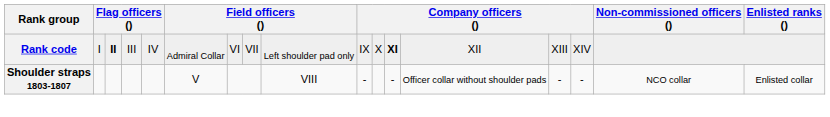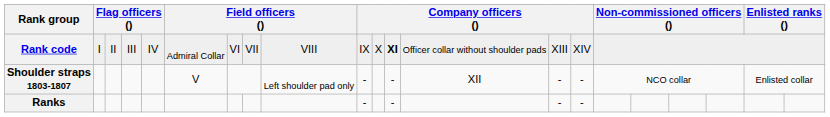(113, 49) bold -> (113, 49) normal
(309, 56) Left shoulder pad only -> (309, 49) VIII
(475, 49) XII -> (475, 50) Officer collar without shoulder pads
(309, 79) VIII -> (309, 86) Left shoulder pad only
(475, 80) Officer collar without shoulder pads -> (475, 79) XII
+ row: (49, 103)
